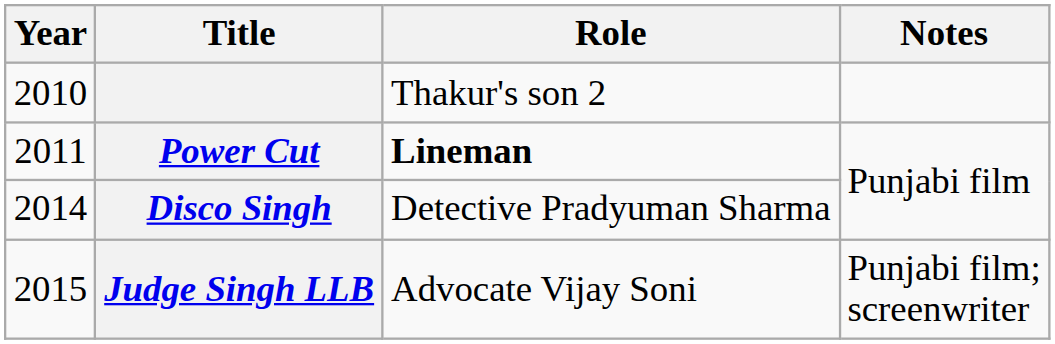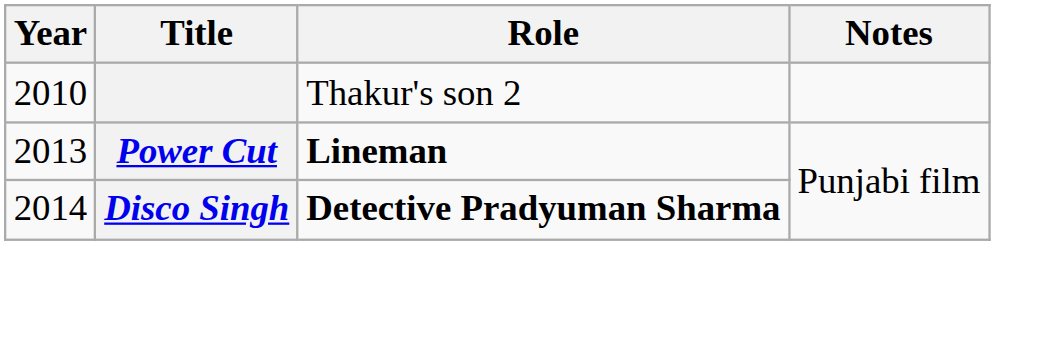(50, 150) 2011 -> (50, 150) 2013
(611, 208) normal -> (543, 208) bold
- row: (239, 287)
